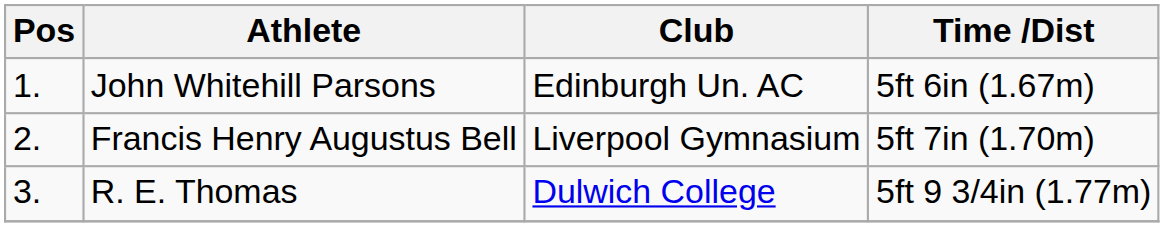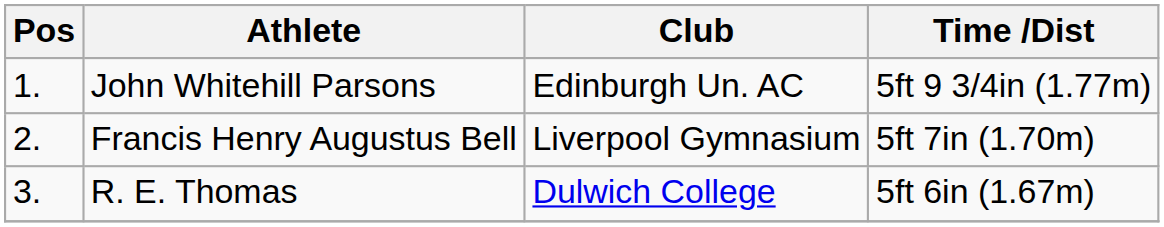(985, 85) 5ft 6in (1.67m) -> (1014, 85) 5ft 9 3/4in (1.77m)
(1014, 192) 5ft 9 3/4in (1.77m) -> (985, 192) 5ft 6in (1.67m)
